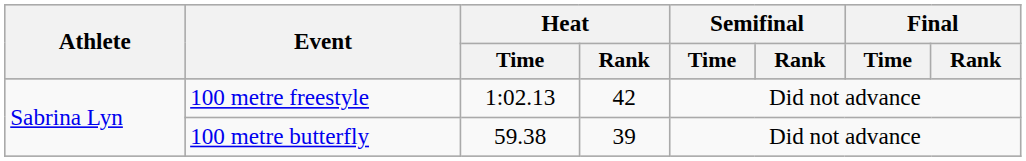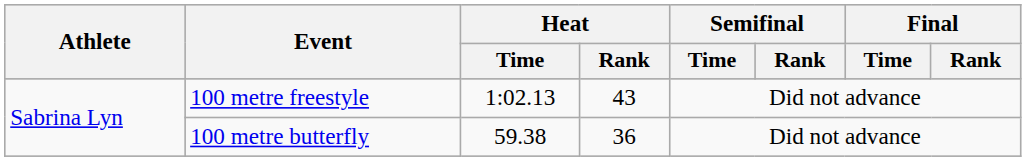(624, 98) 42 -> (624, 98) 43
(624, 136) 39 -> (624, 136) 36
